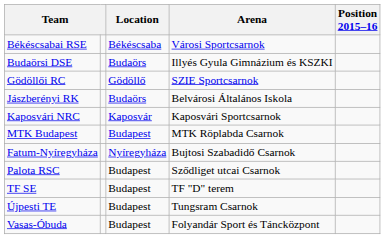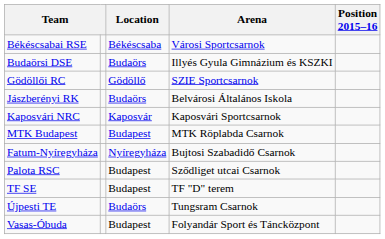(129, 206) Budapest -> (127, 206) Budaörs
